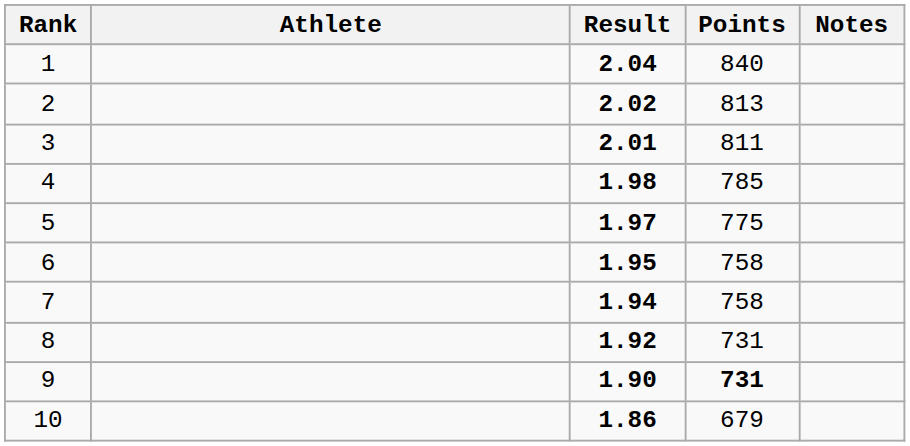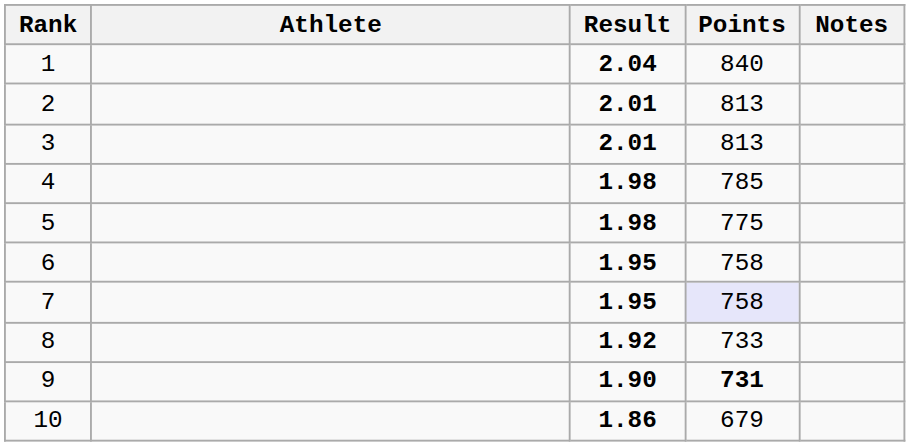(628, 104) 2.02 -> (628, 104) 2.01
(742, 144) 811 -> (742, 144) 813
(628, 223) 1.97 -> (628, 223) 1.98
(628, 302) 1.94 -> (628, 302) 1.95
(742, 302) no background -> (742, 302) lavender background
(742, 342) 731 -> (742, 342) 733
